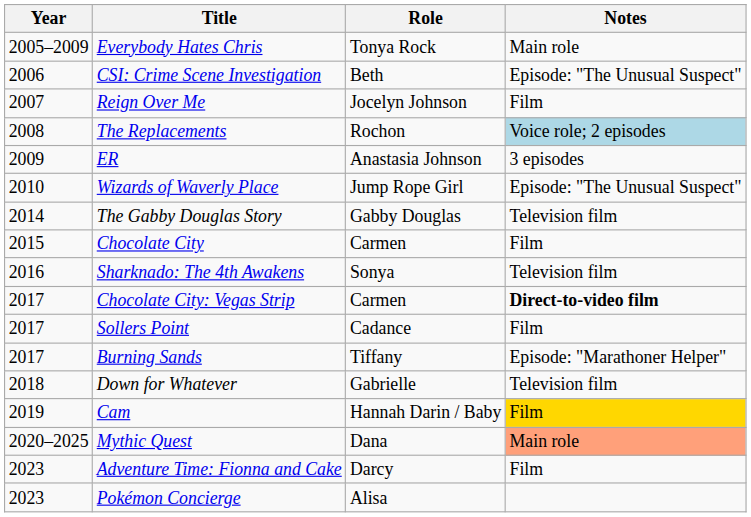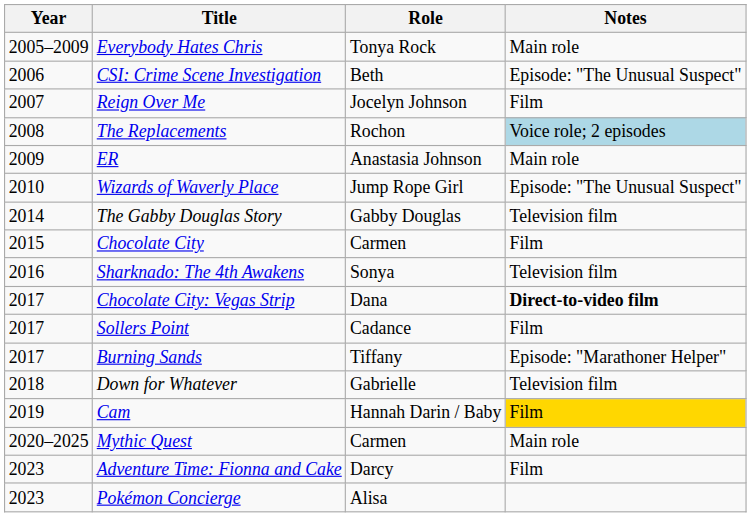(547, 159) 3 episodes -> (544, 159) Main role
(378, 300) Carmen -> (369, 300) Dana
(369, 441) Dana -> (378, 441) Carmen
(544, 441) lightsalmon background -> (544, 441) no background
